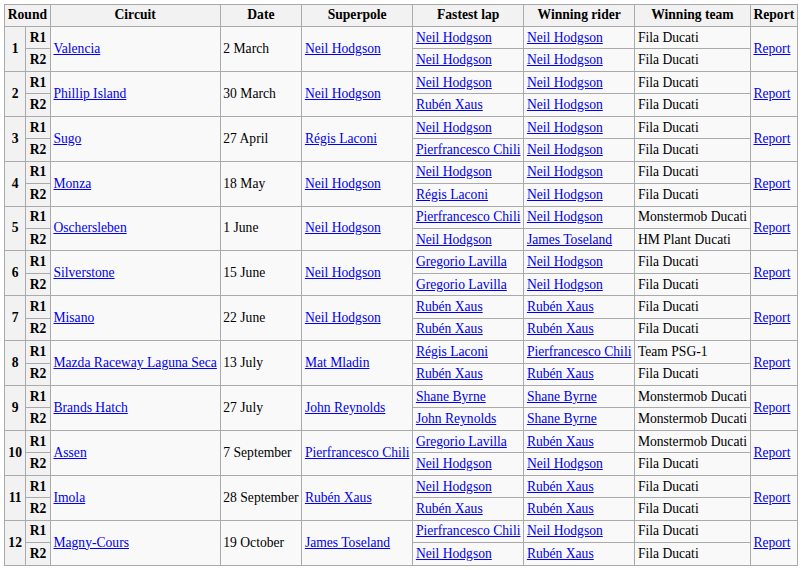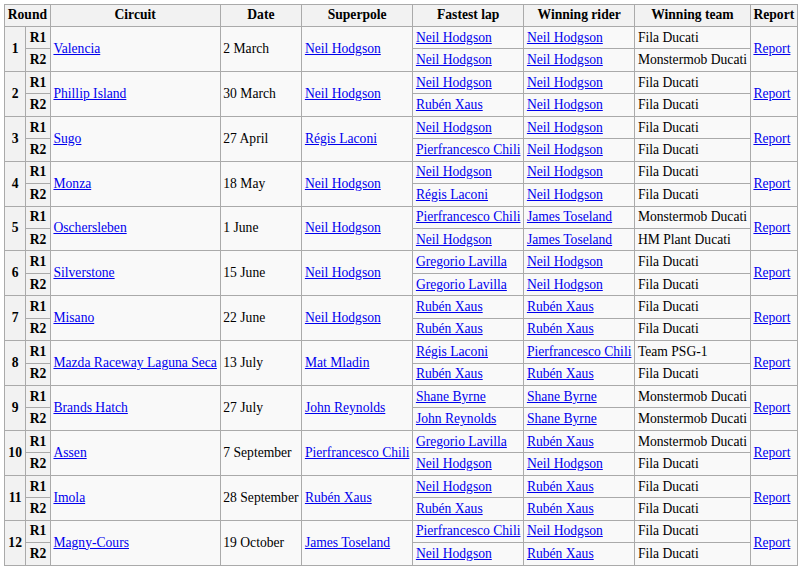(668, 60) Fila Ducati -> (692, 60) Monstermob Ducati
(565, 217) Neil Hodgson -> (570, 217) James Toseland
